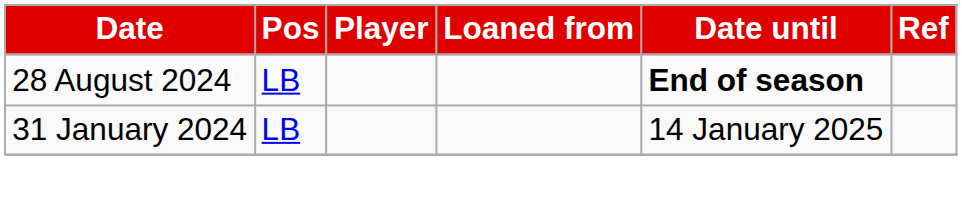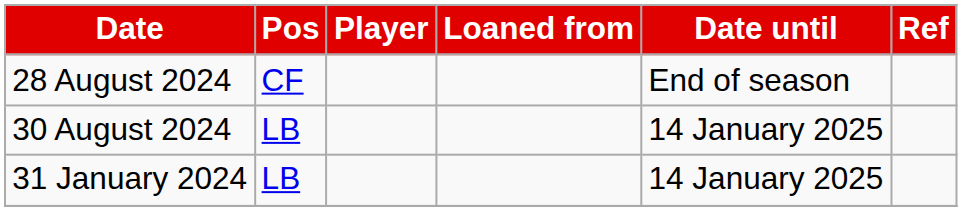(281, 79) LB -> (283, 79) CF
(756, 79) bold -> (749, 79) normal
+ row: (122, 129)
